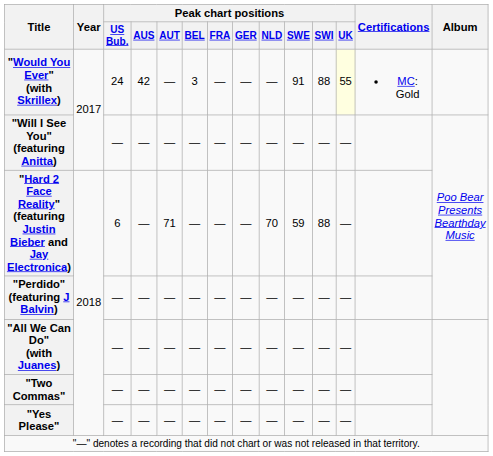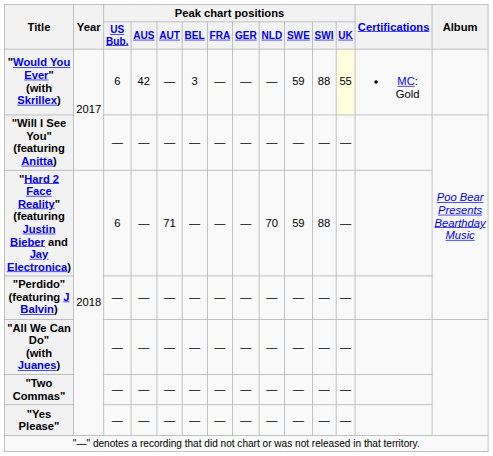(117, 82) 24 -> (117, 82) 6
(298, 82) 91 -> (298, 82) 59
